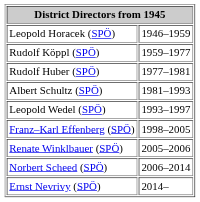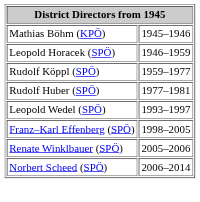+ row: (57, 34)
- row: (56, 91)
- row: (55, 186)
